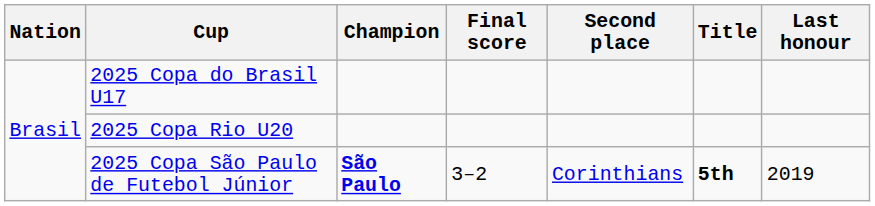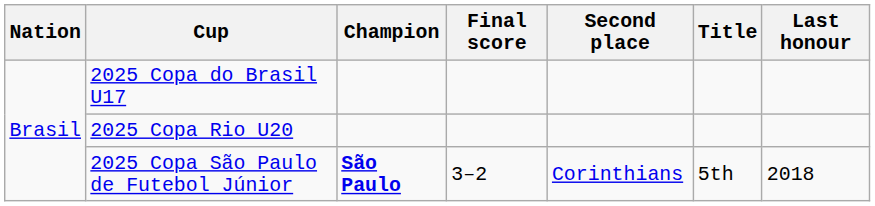(716, 174) bold -> (716, 174) normal
(791, 174) 2019 -> (791, 174) 2018
